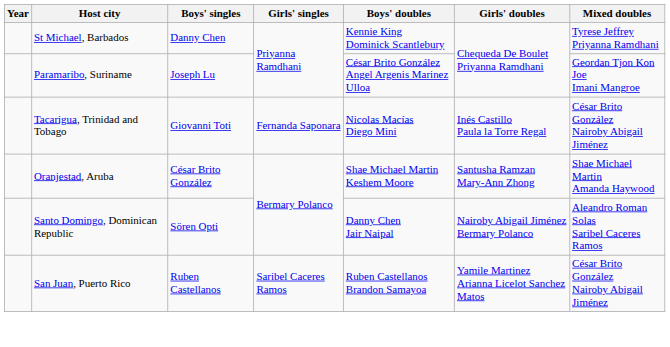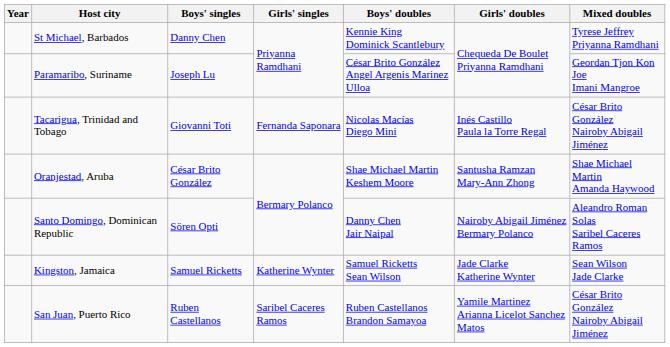+ row: (74, 270)
